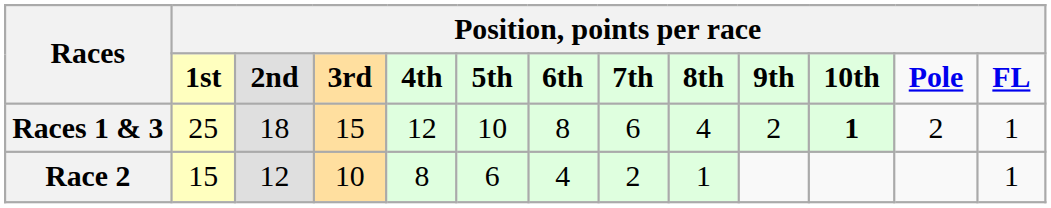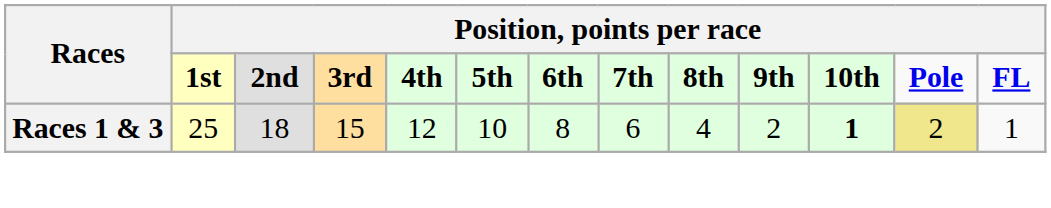(936, 126) no background -> (936, 126) khaki background
- row: (88, 176)
